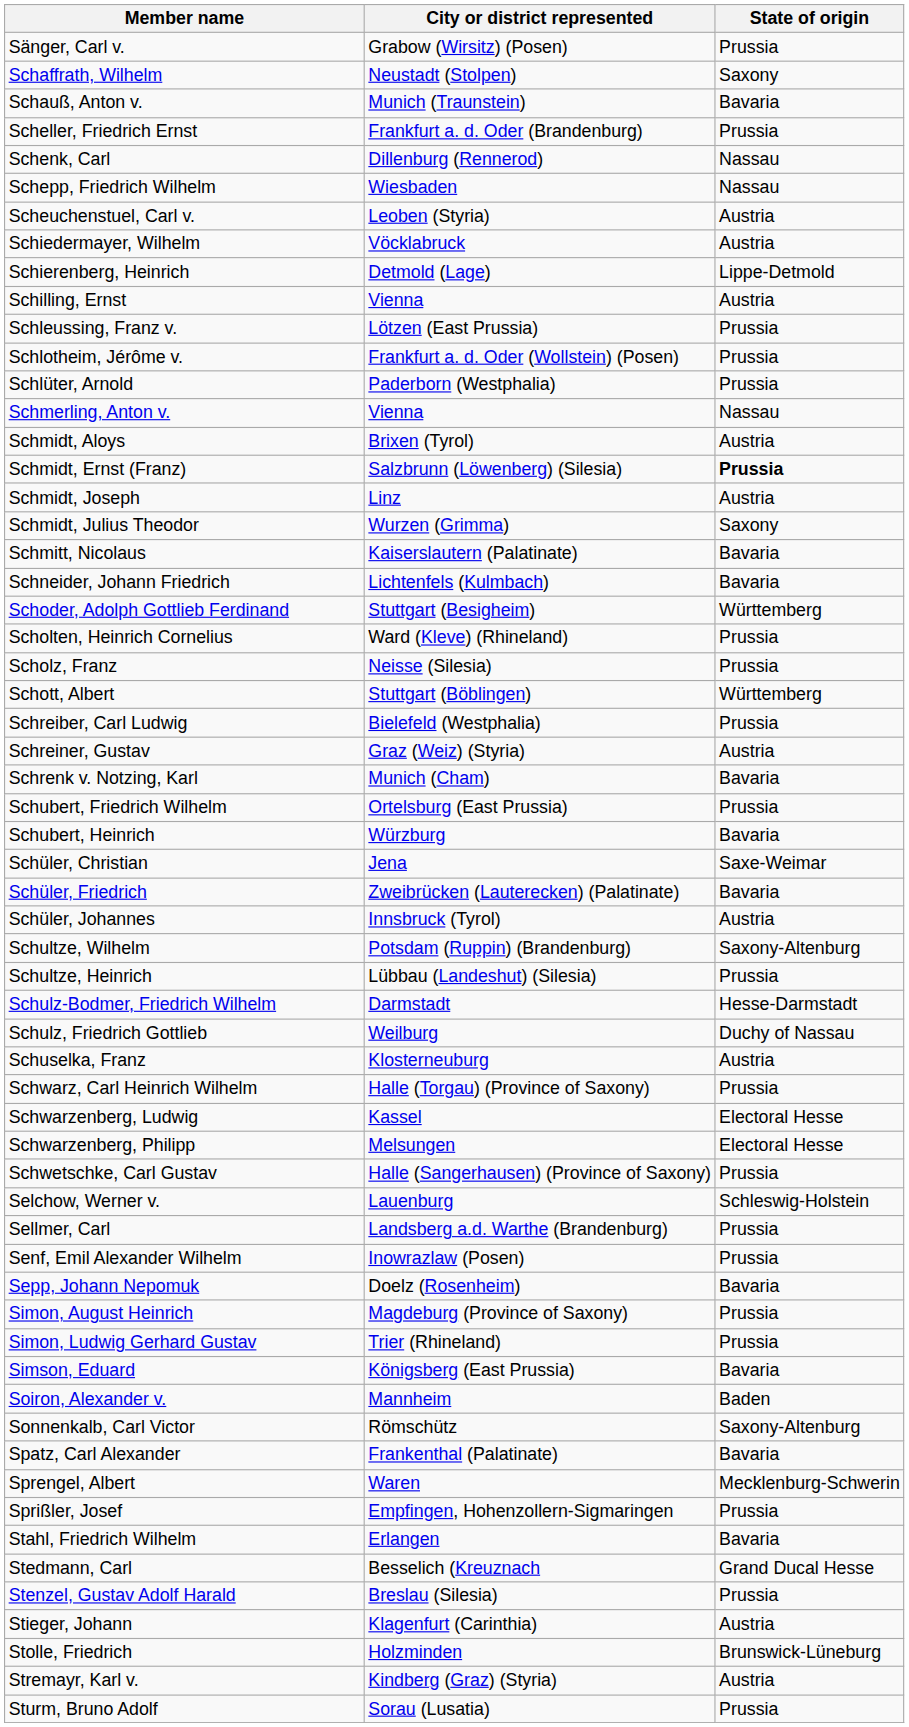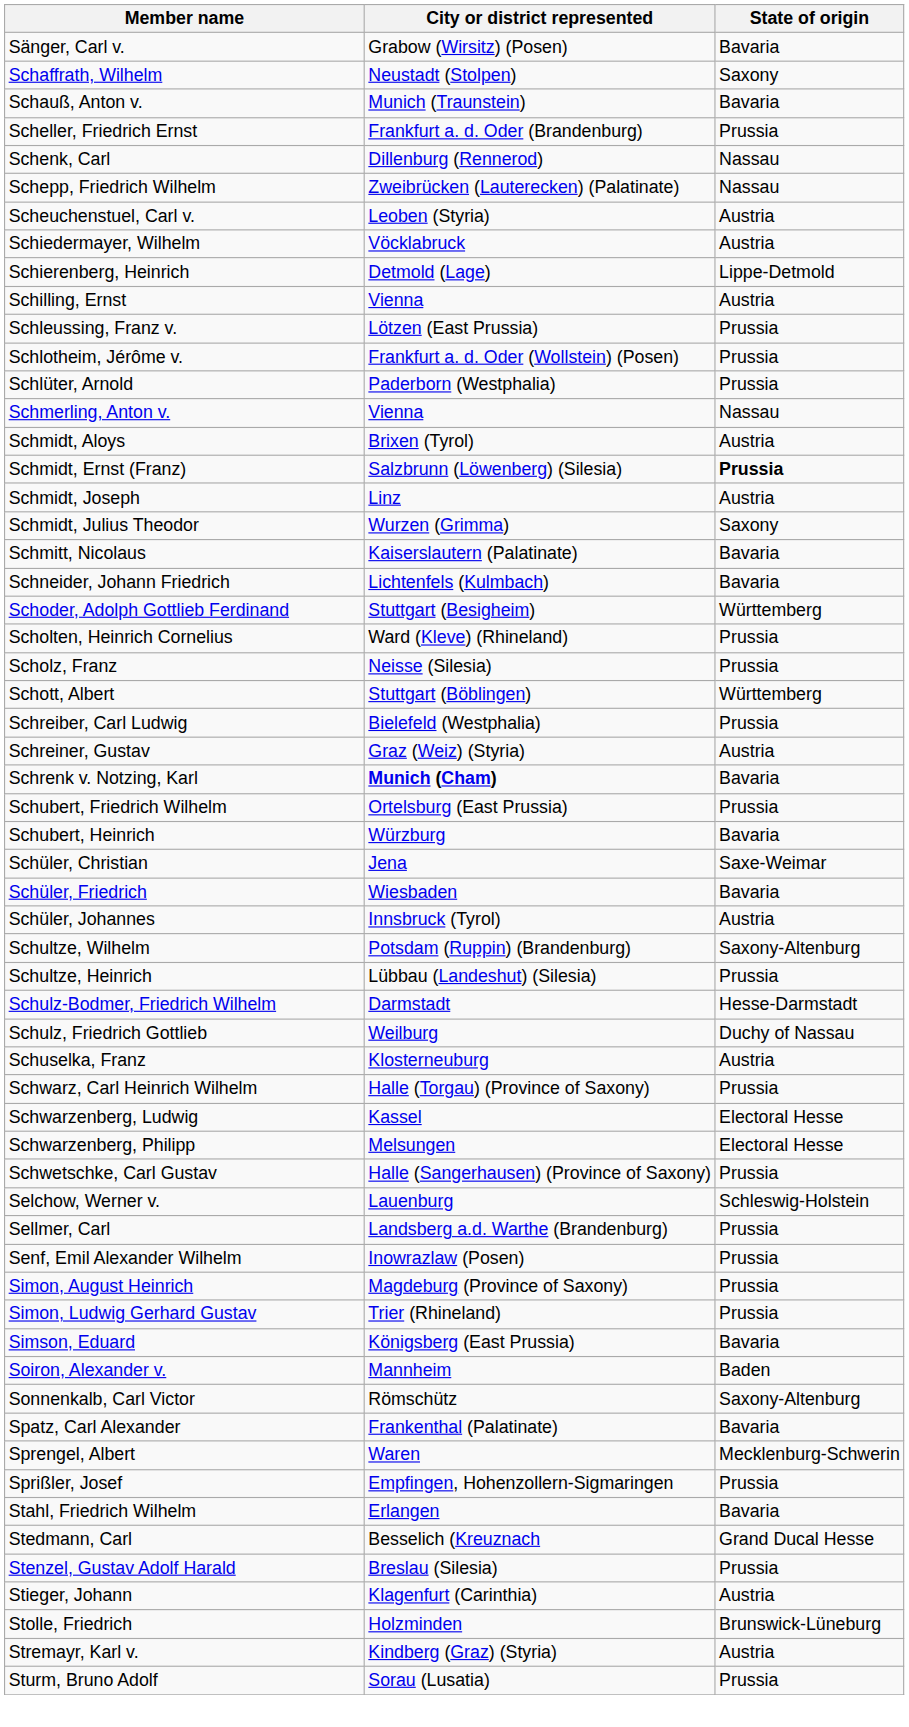(749, 46) Prussia -> (749, 46) Bavaria
(413, 187) Wiesbaden -> (524, 187) Zweibrücken (Lauterecken) (Palatinate)
(429, 779) normal -> (432, 779) bold
(524, 891) Zweibrücken (Lauterecken) (Palatinate) -> (413, 891) Wiesbaden
- row: (104, 1286)
